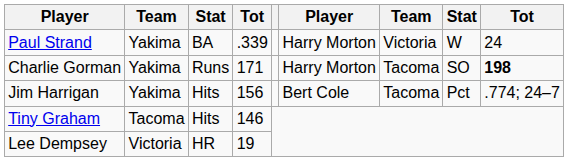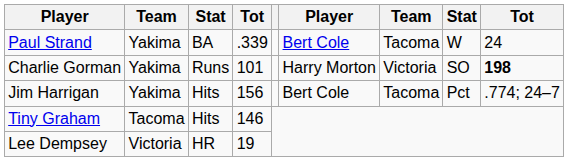(329, 42) Harry Morton -> (316, 42) Bert Cole
(410, 42) Victoria -> (411, 42) Tacoma
(250, 67) 171 -> (250, 67) 101
(411, 67) Tacoma -> (410, 67) Victoria
